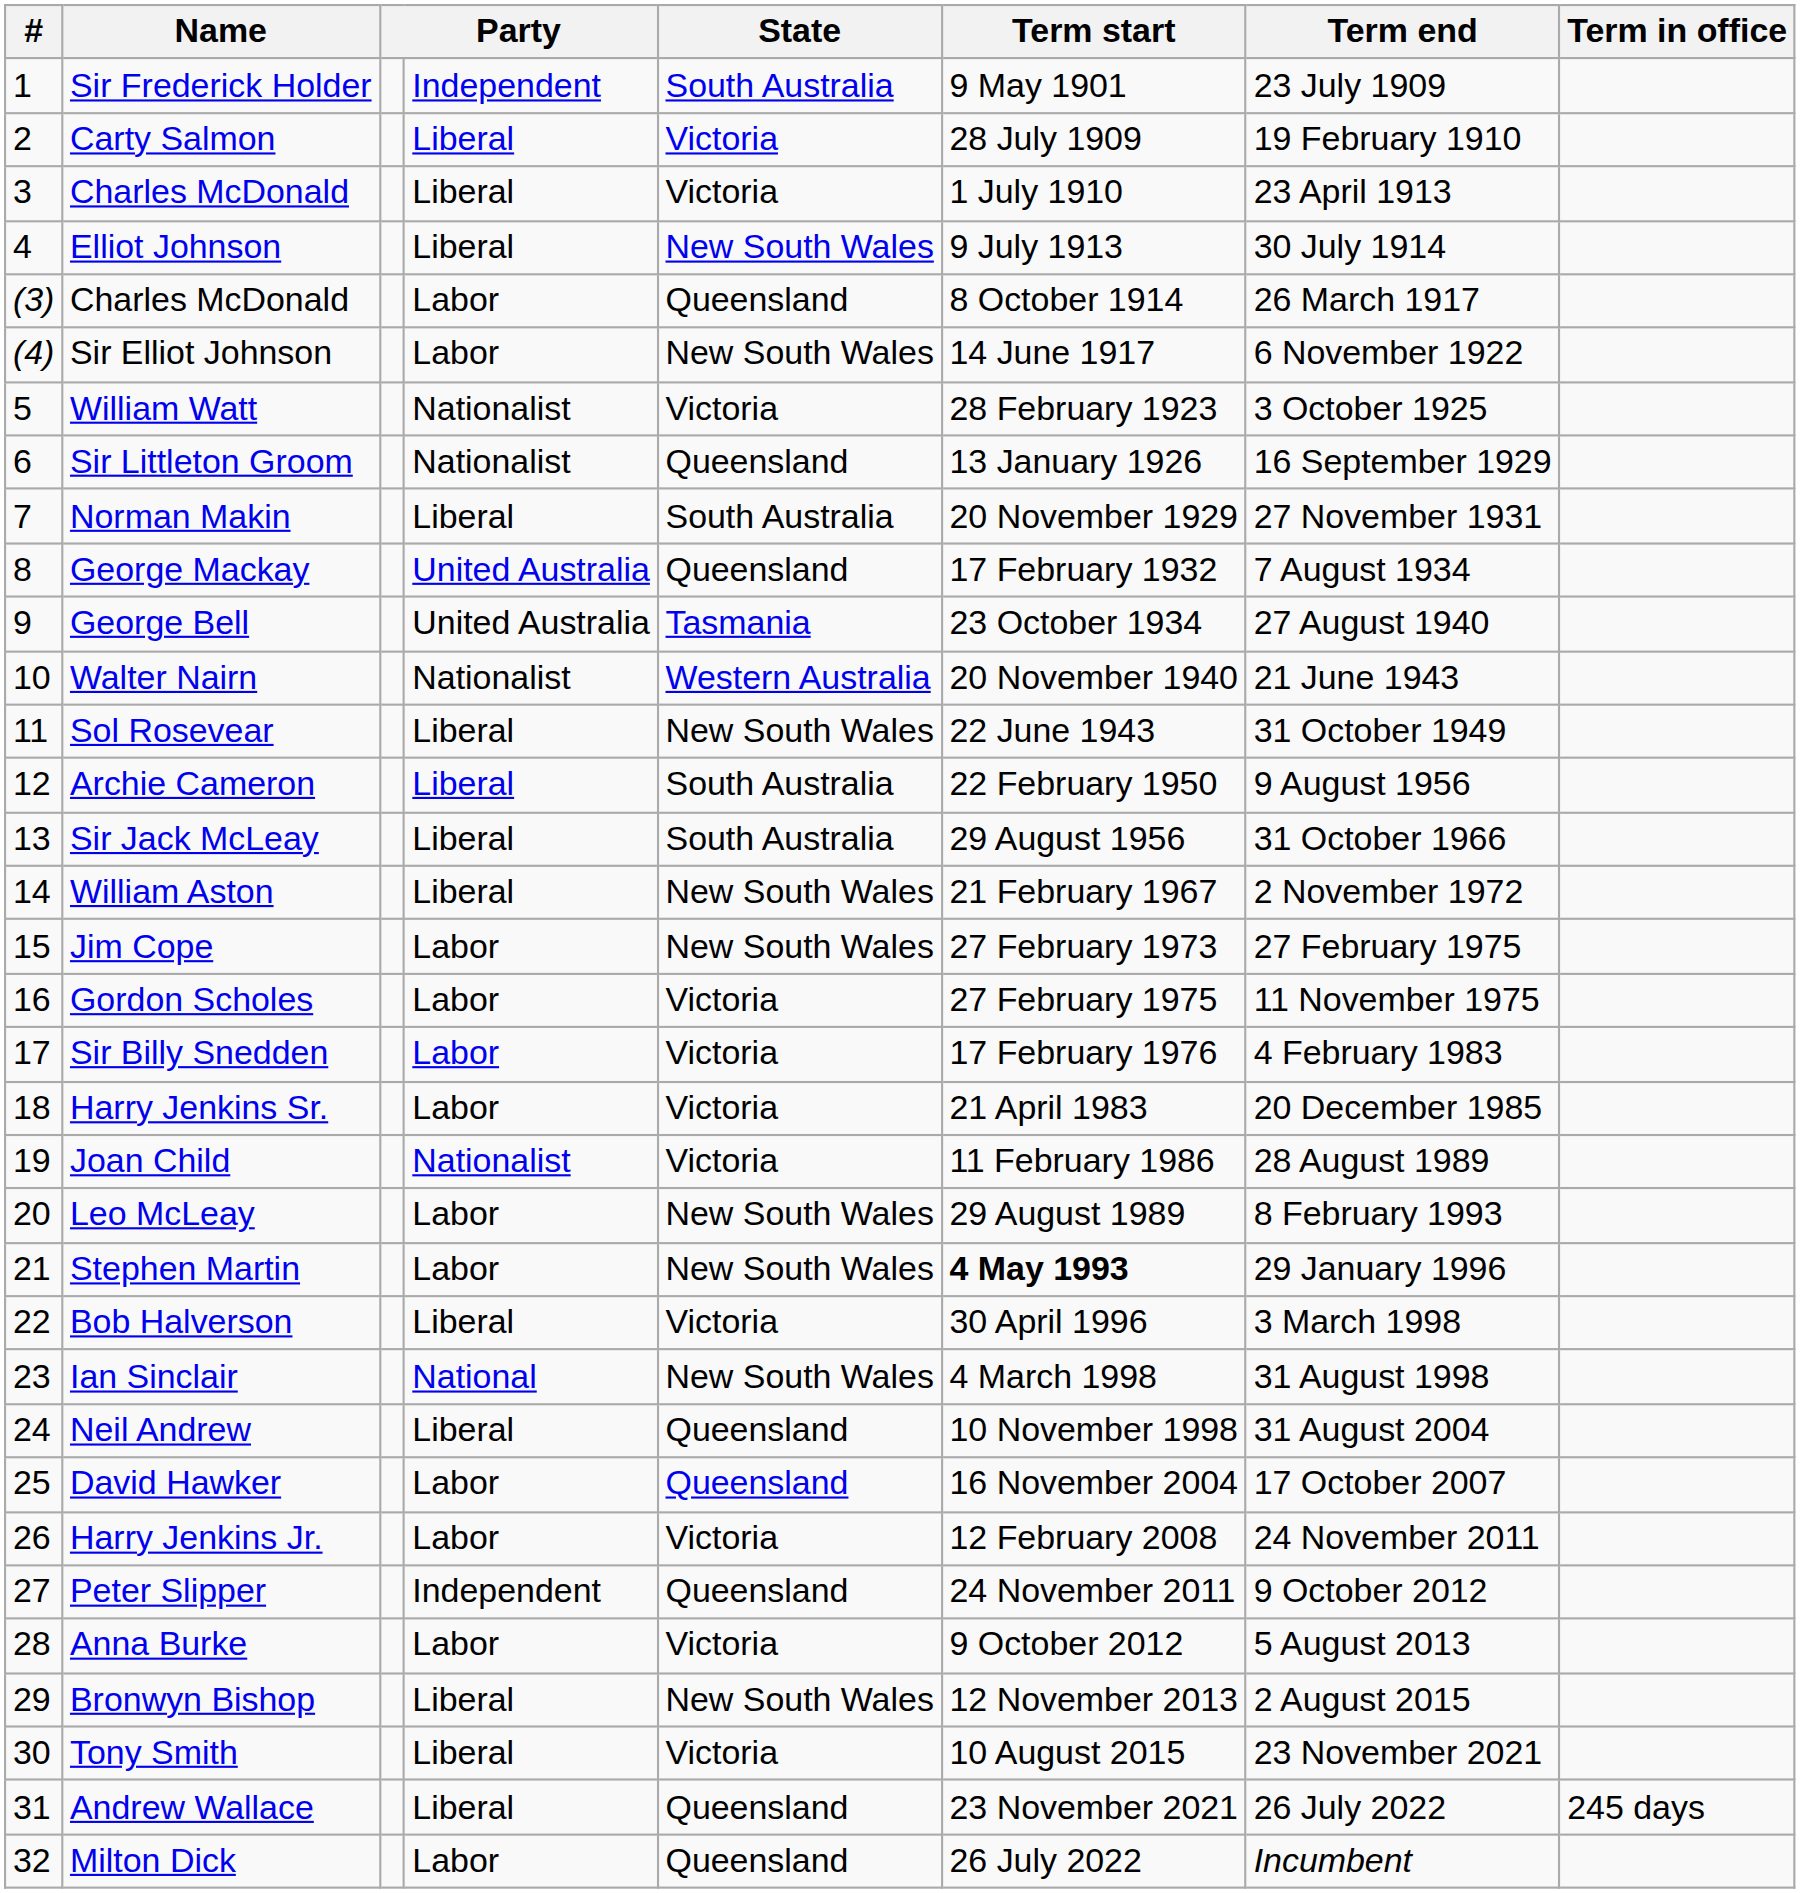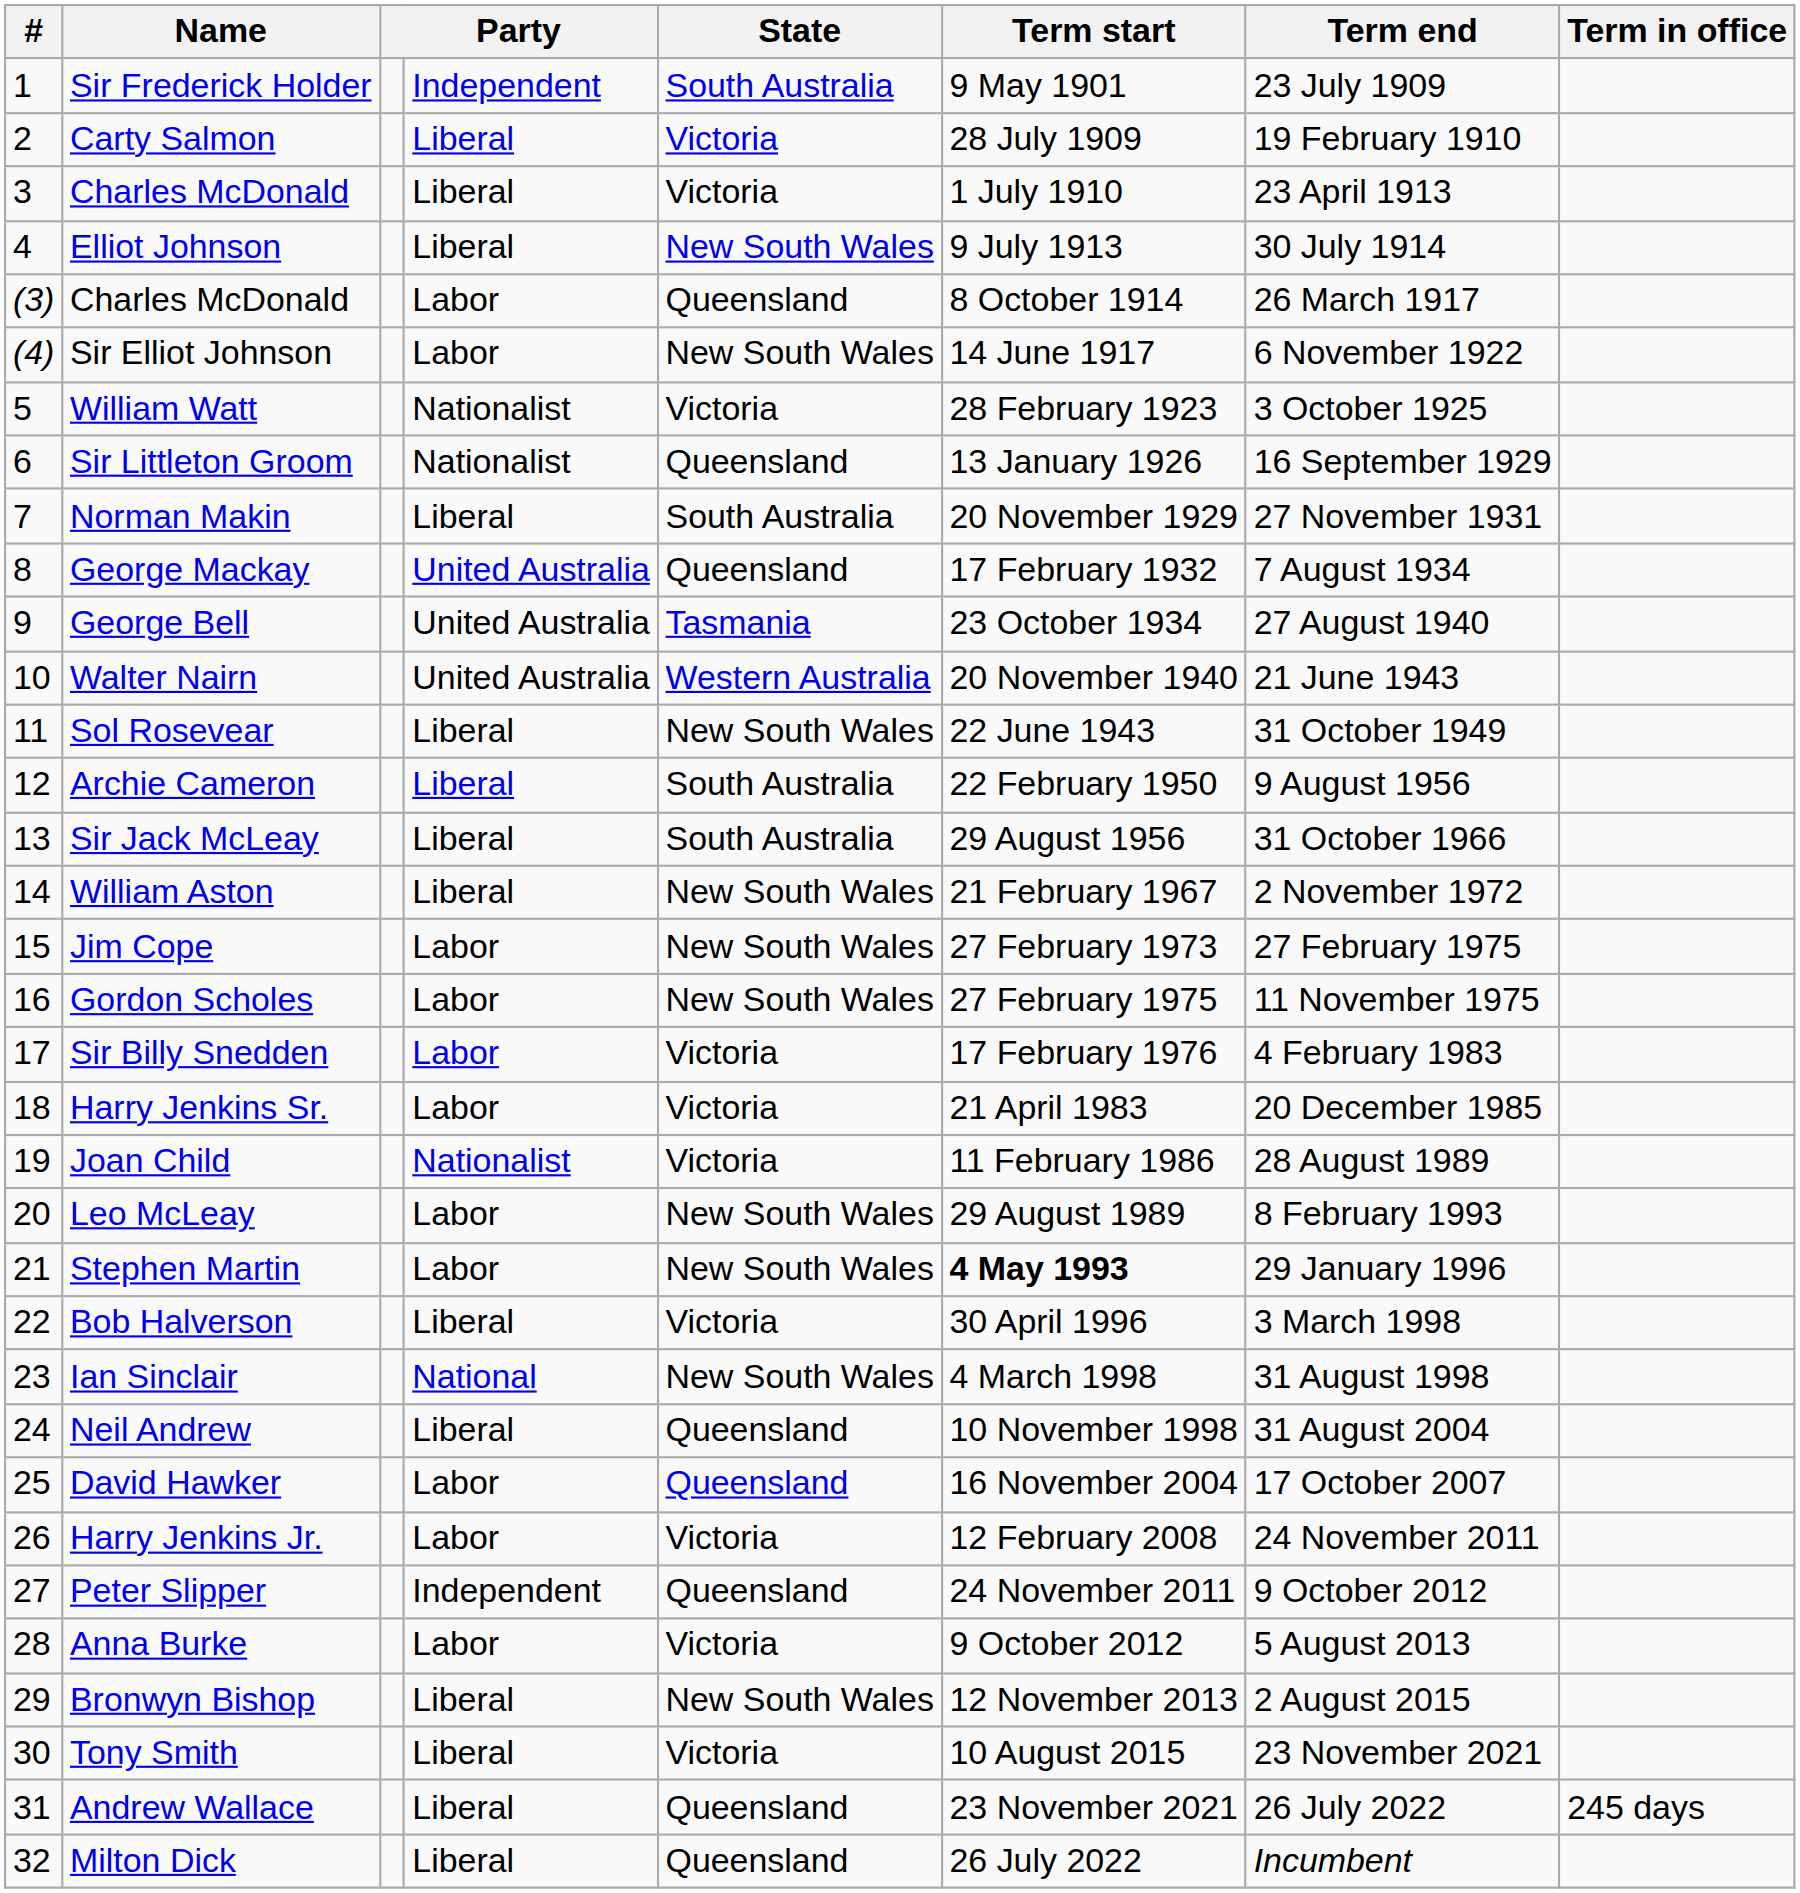(491, 676) Nationalist -> (531, 676) United Australia
(722, 999) Victoria -> (800, 999) New South Wales
(456, 1860) Labor -> (463, 1860) Liberal
